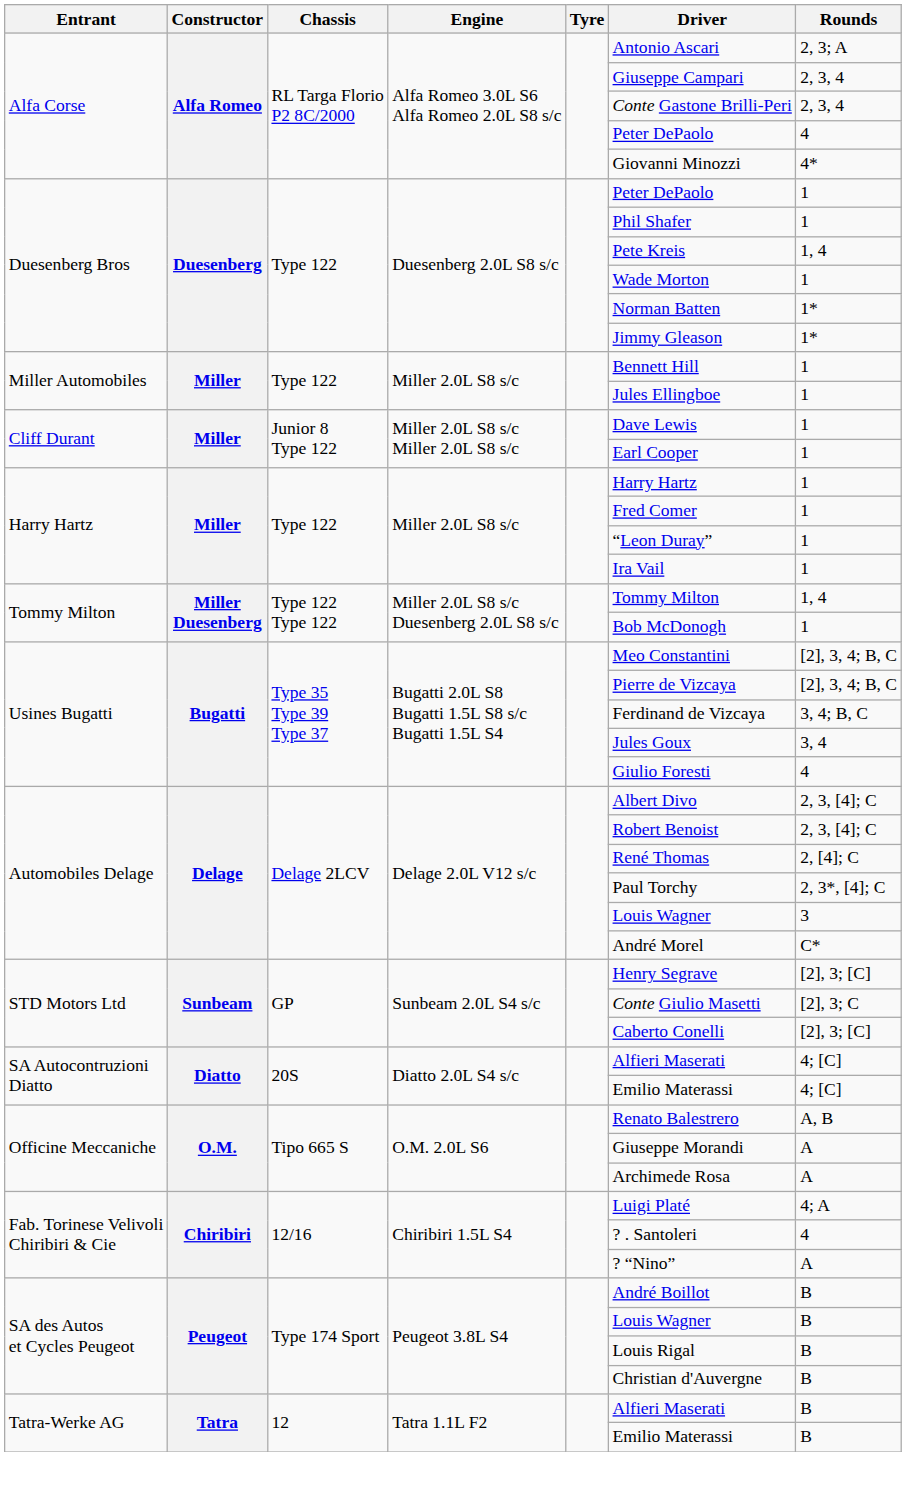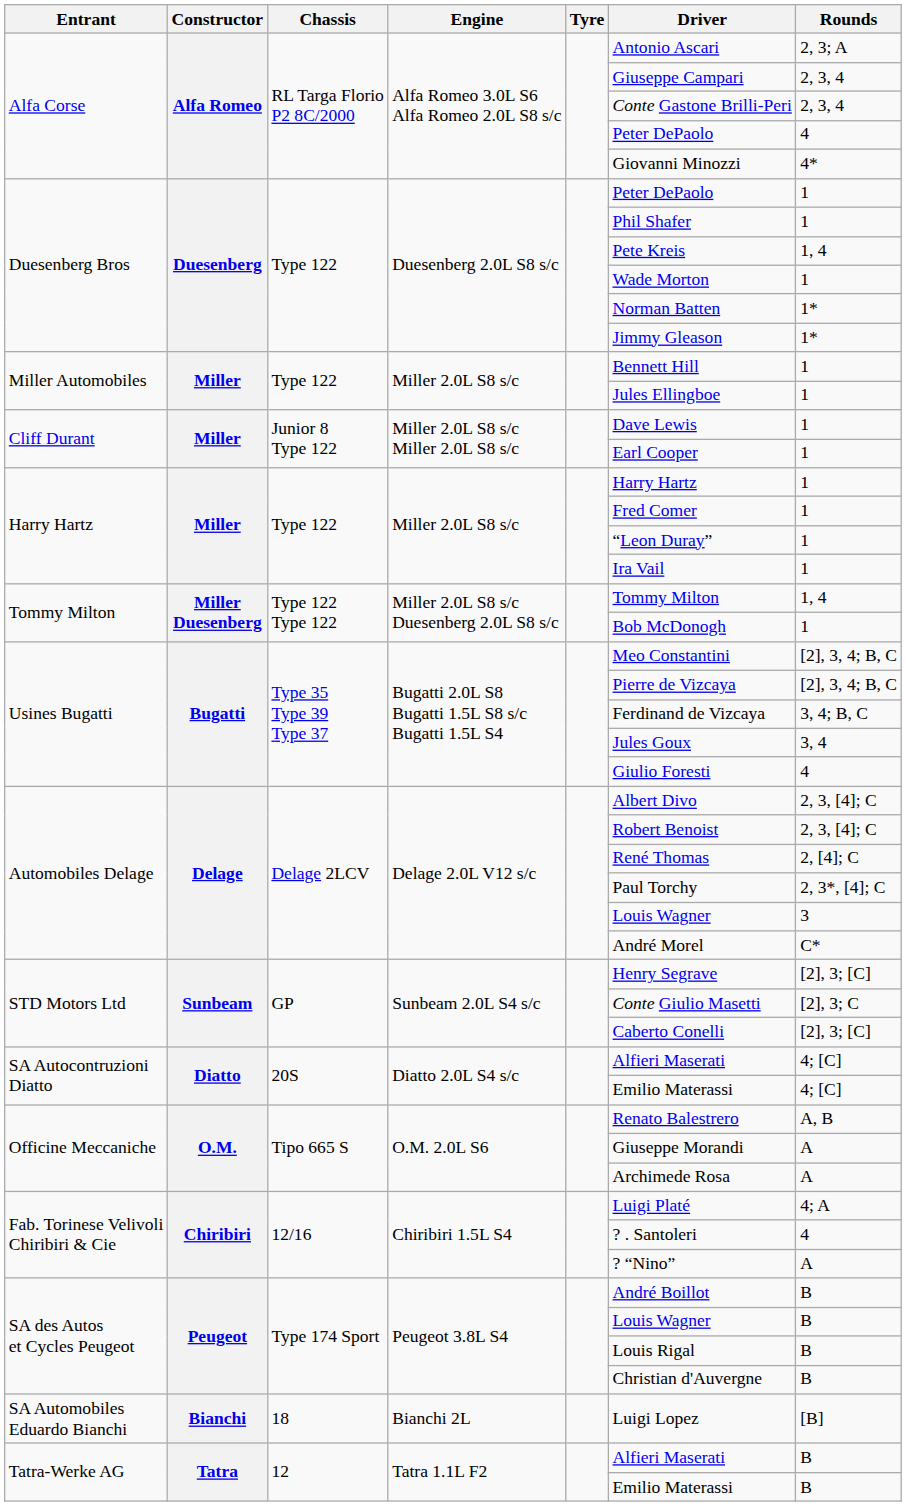+ row: (68, 1418)
